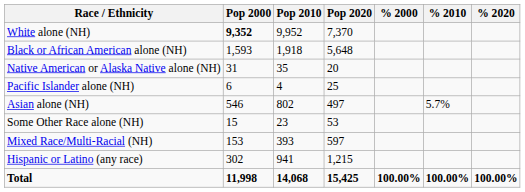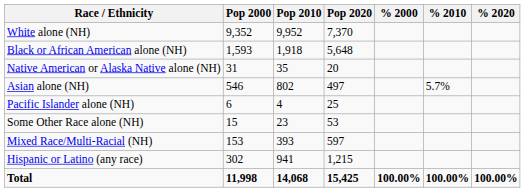(239, 31) bold -> (239, 31) normal
rows swapped: (48, 104) <-> (71, 86)
